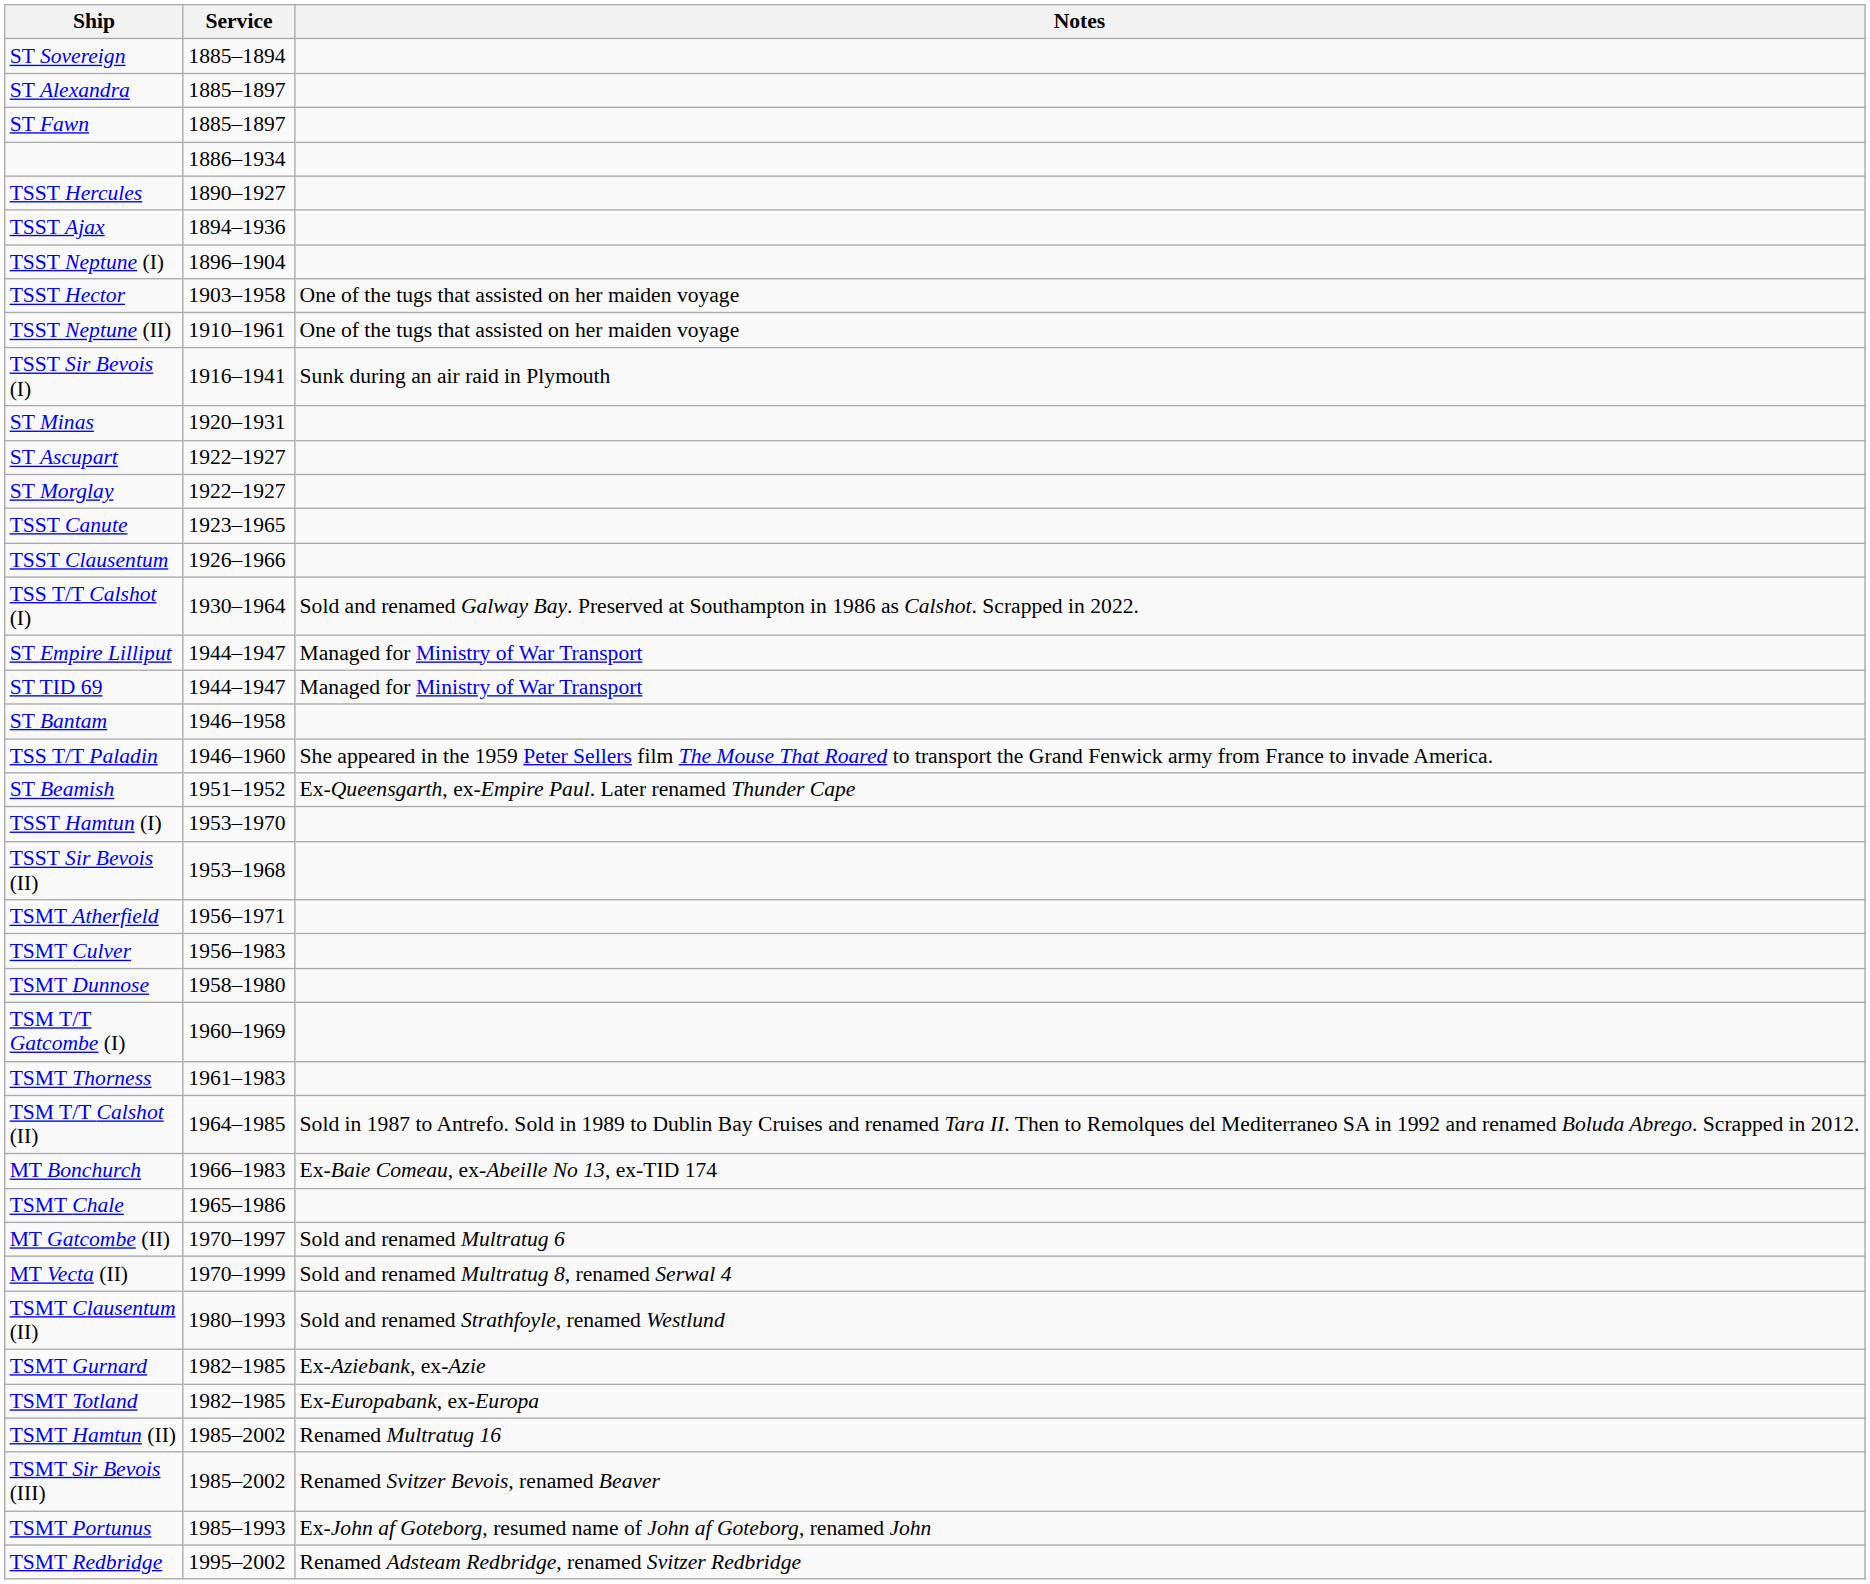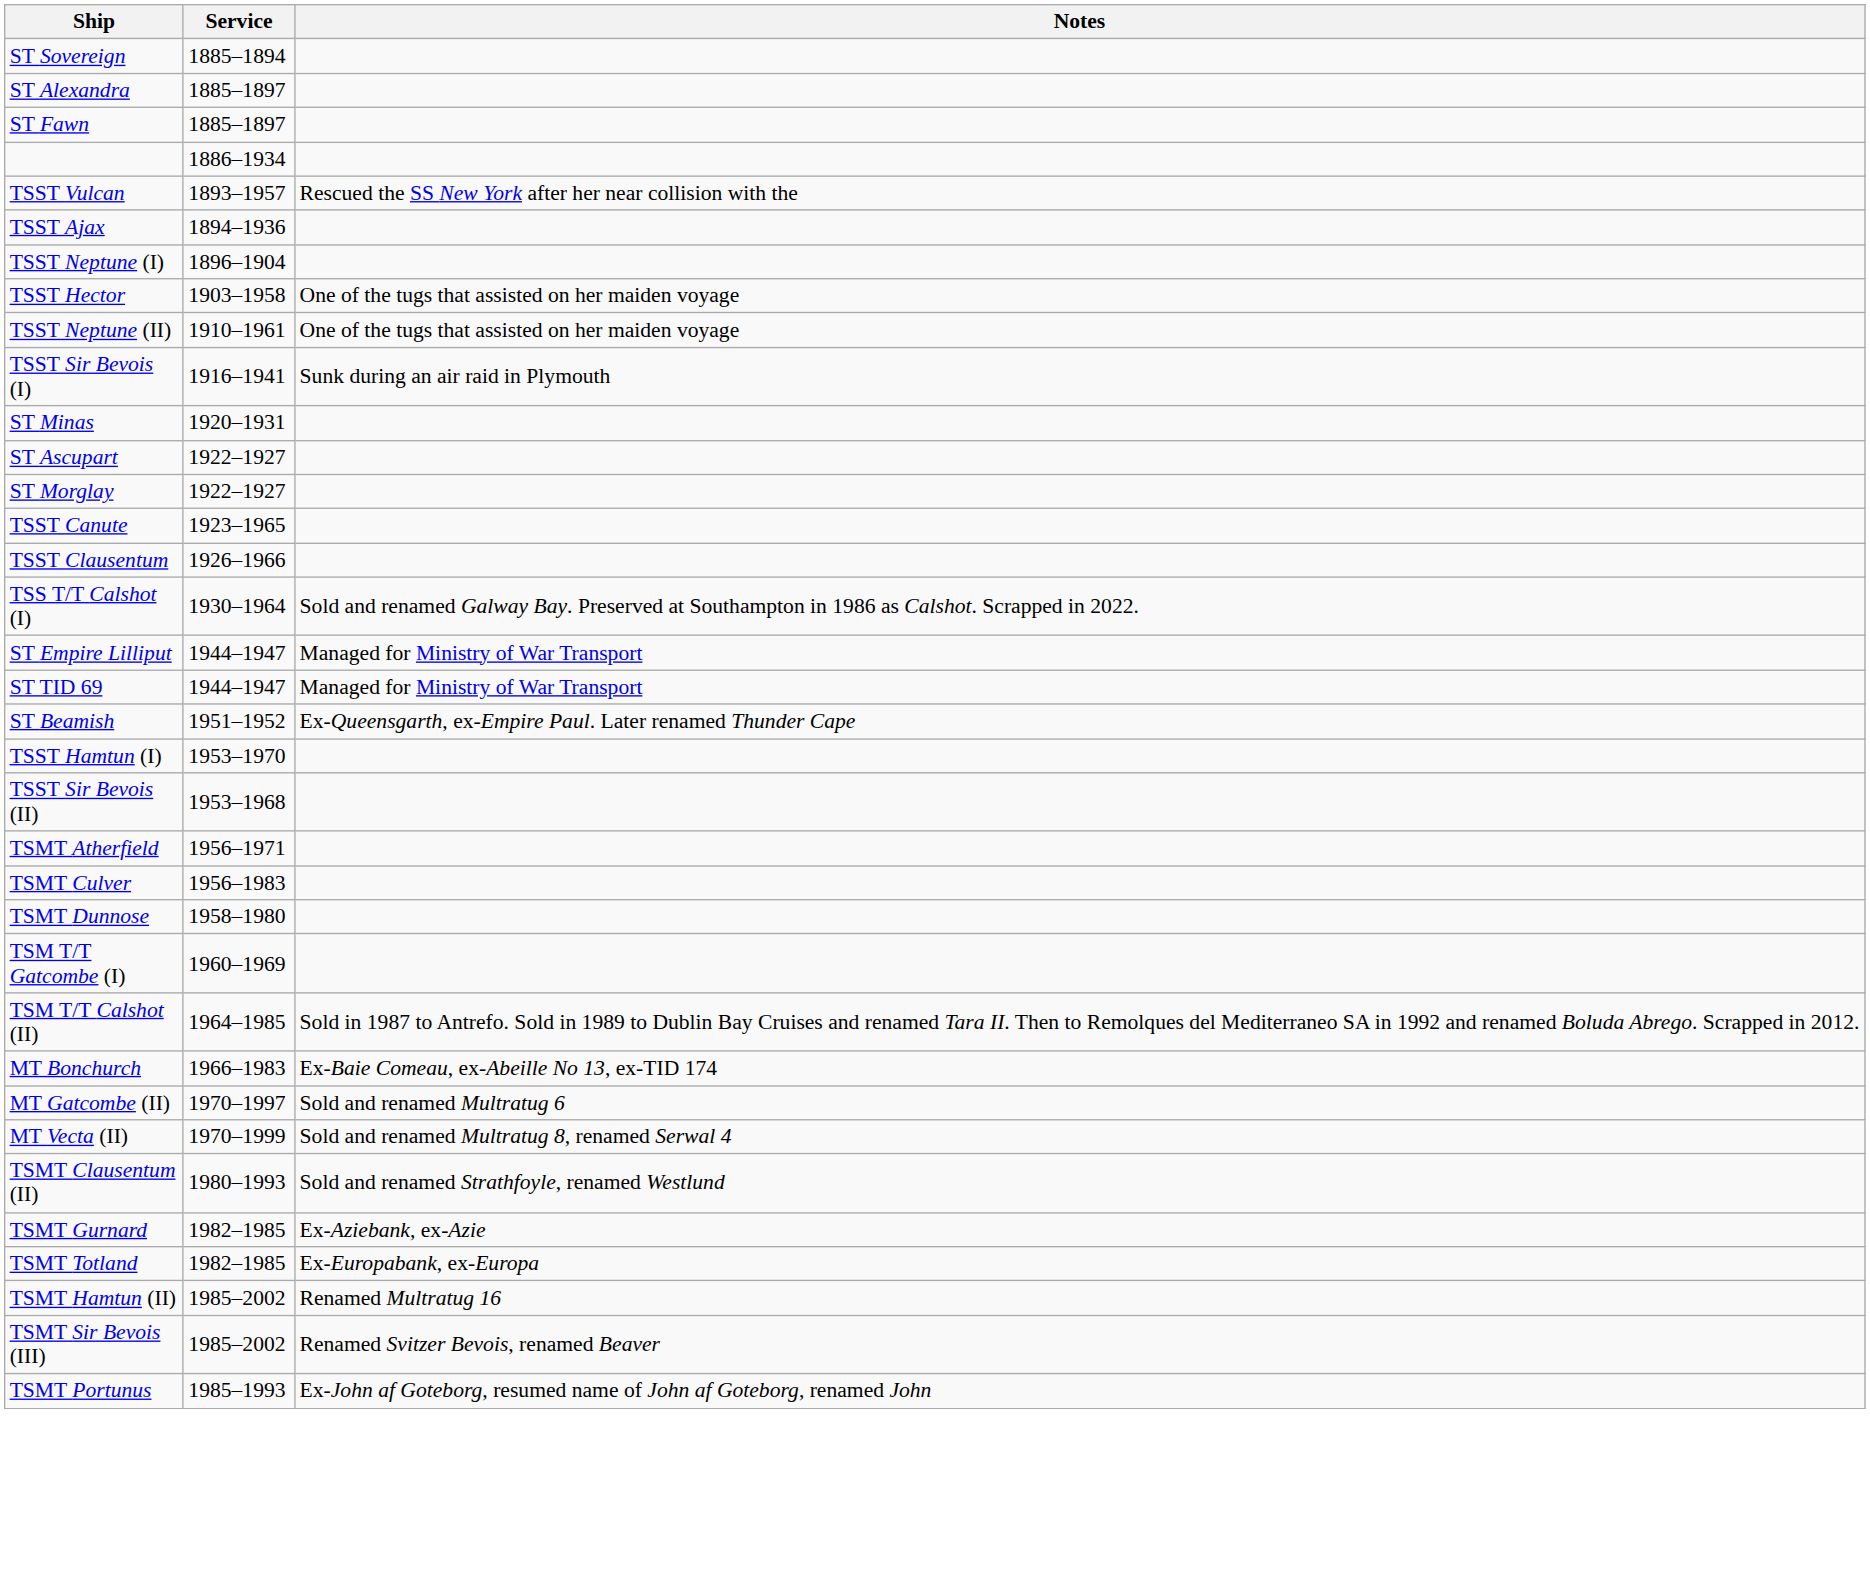- row: (76, 192)
+ row: (67, 192)
- row: (58, 721)
- row: (84, 755)
- row: (81, 1078)
- row: (67, 1205)
- row: (86, 1561)
